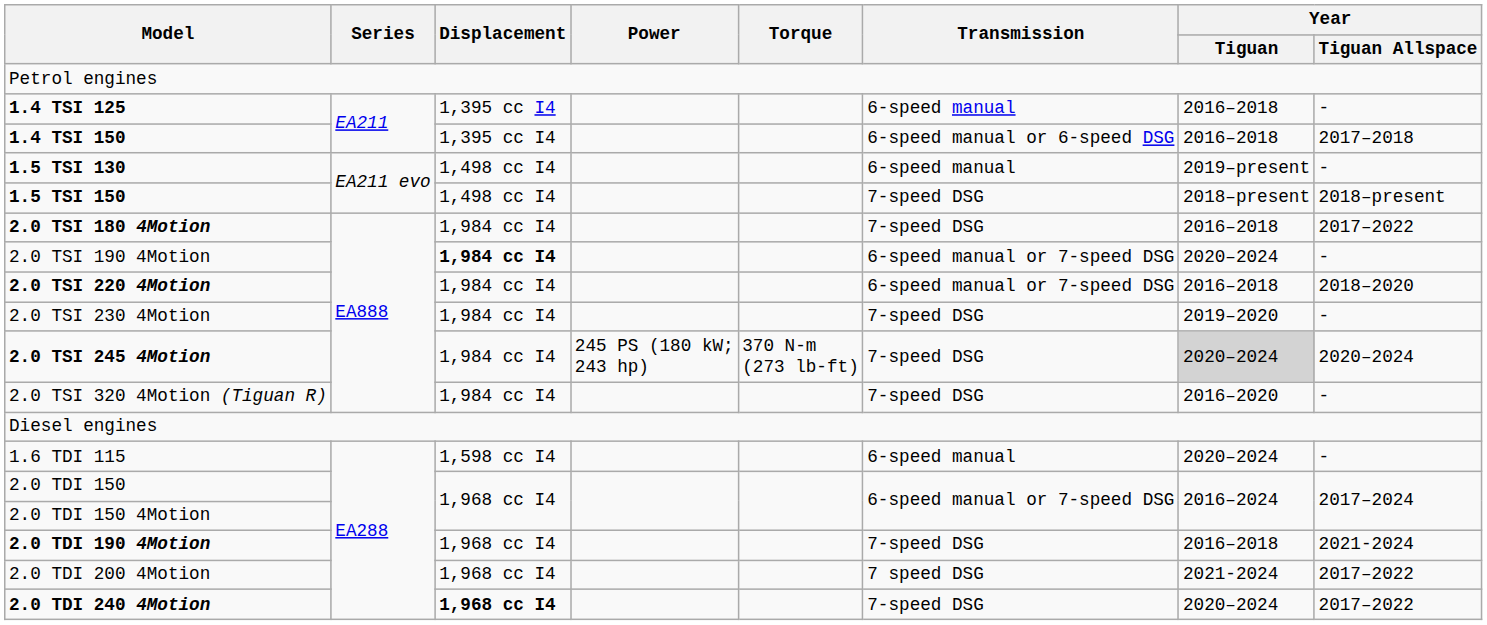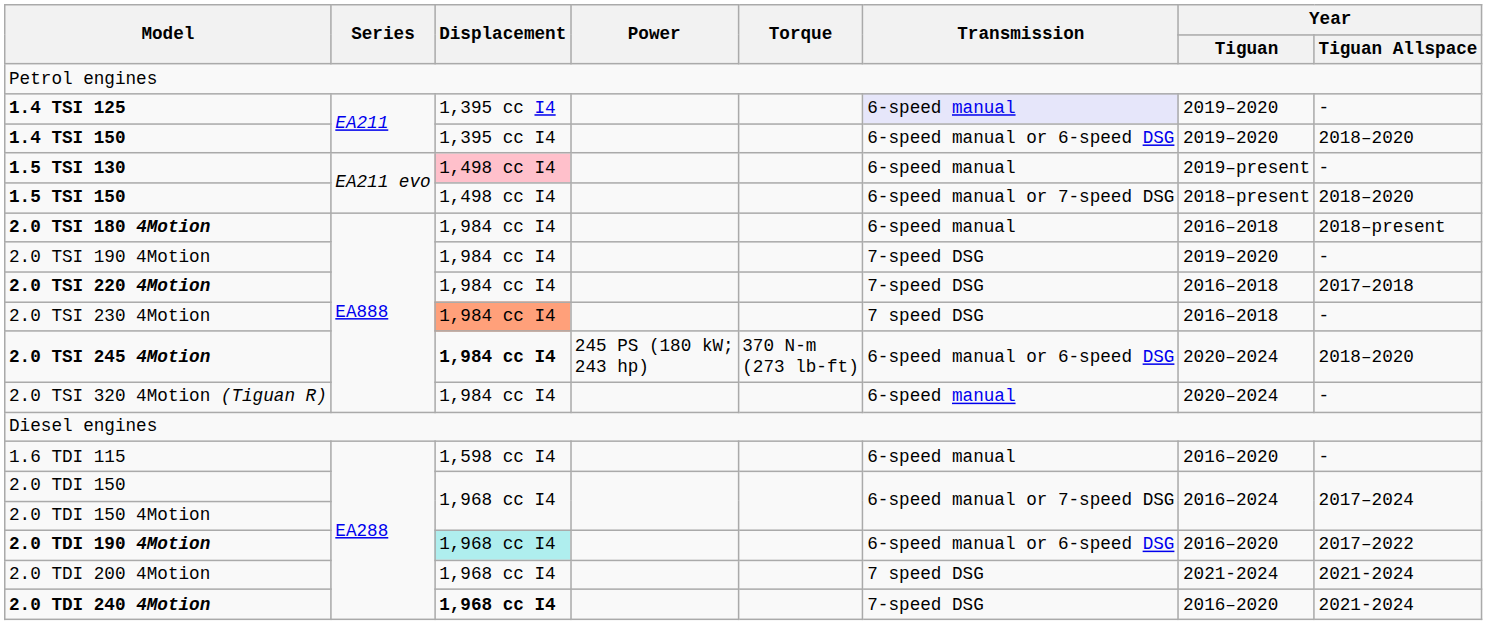(941, 108) no background -> (941, 108) lavender background
(1231, 108) 2016–2018 -> (1231, 108) 2019–2020
(1231, 138) 2016–2018 -> (1231, 138) 2019–2020
(1366, 138) 2017–2018 -> (1366, 138) 2018–2020
(497, 168) no background -> (497, 168) pink background
(926, 197) 7-speed DSG -> (1021, 197) 6-speed manual or 7-speed DSG
(1382, 197) 2018–present -> (1366, 197) 2018–2020
(926, 227) 7-speed DSG -> (941, 227) 6-speed manual
(1366, 227) 2017–2022 -> (1382, 227) 2018–present
(497, 257) bold -> (497, 257) normal
(1021, 257) 6-speed manual or 7-speed DSG -> (926, 257) 7-speed DSG
(1231, 257) 2020–2024 -> (1231, 257) 2019–2020
(1021, 286) 6-speed manual or 7-speed DSG -> (926, 286) 7-speed DSG
(1366, 286) 2018–2020 -> (1366, 286) 2017–2018
(497, 316) no background -> (497, 316) lightsalmon background
(926, 316) 7-speed DSG -> (926, 316) 7 speed DSG
(1231, 316) 2019–2020 -> (1231, 316) 2016–2018
(497, 356) normal -> (497, 356) bold
(926, 356) 7-speed DSG -> (1021, 356) 6-speed manual or 6-speed DSG
(1231, 356) lightgrey background -> (1231, 356) no background
(1366, 356) 2020–2024 -> (1366, 356) 2018–2020
(926, 397) 7-speed DSG -> (941, 397) 6-speed manual
(1231, 397) 2016–2020 -> (1231, 397) 2020–2024
(1231, 456) 2020–2024 -> (1231, 456) 2016–2020
(497, 545) no background -> (497, 545) paleturquoise background
(926, 545) 7-speed DSG -> (1021, 545) 6-speed manual or 6-speed DSG
(1231, 545) 2016–2018 -> (1231, 545) 2016–2020
(1366, 545) 2021-2024 -> (1366, 545) 2017–2022
(1366, 575) 2017–2022 -> (1366, 575) 2021-2024
(1231, 604) 2020–2024 -> (1231, 604) 2016–2020
(1366, 604) 2017–2022 -> (1366, 604) 2021-2024
